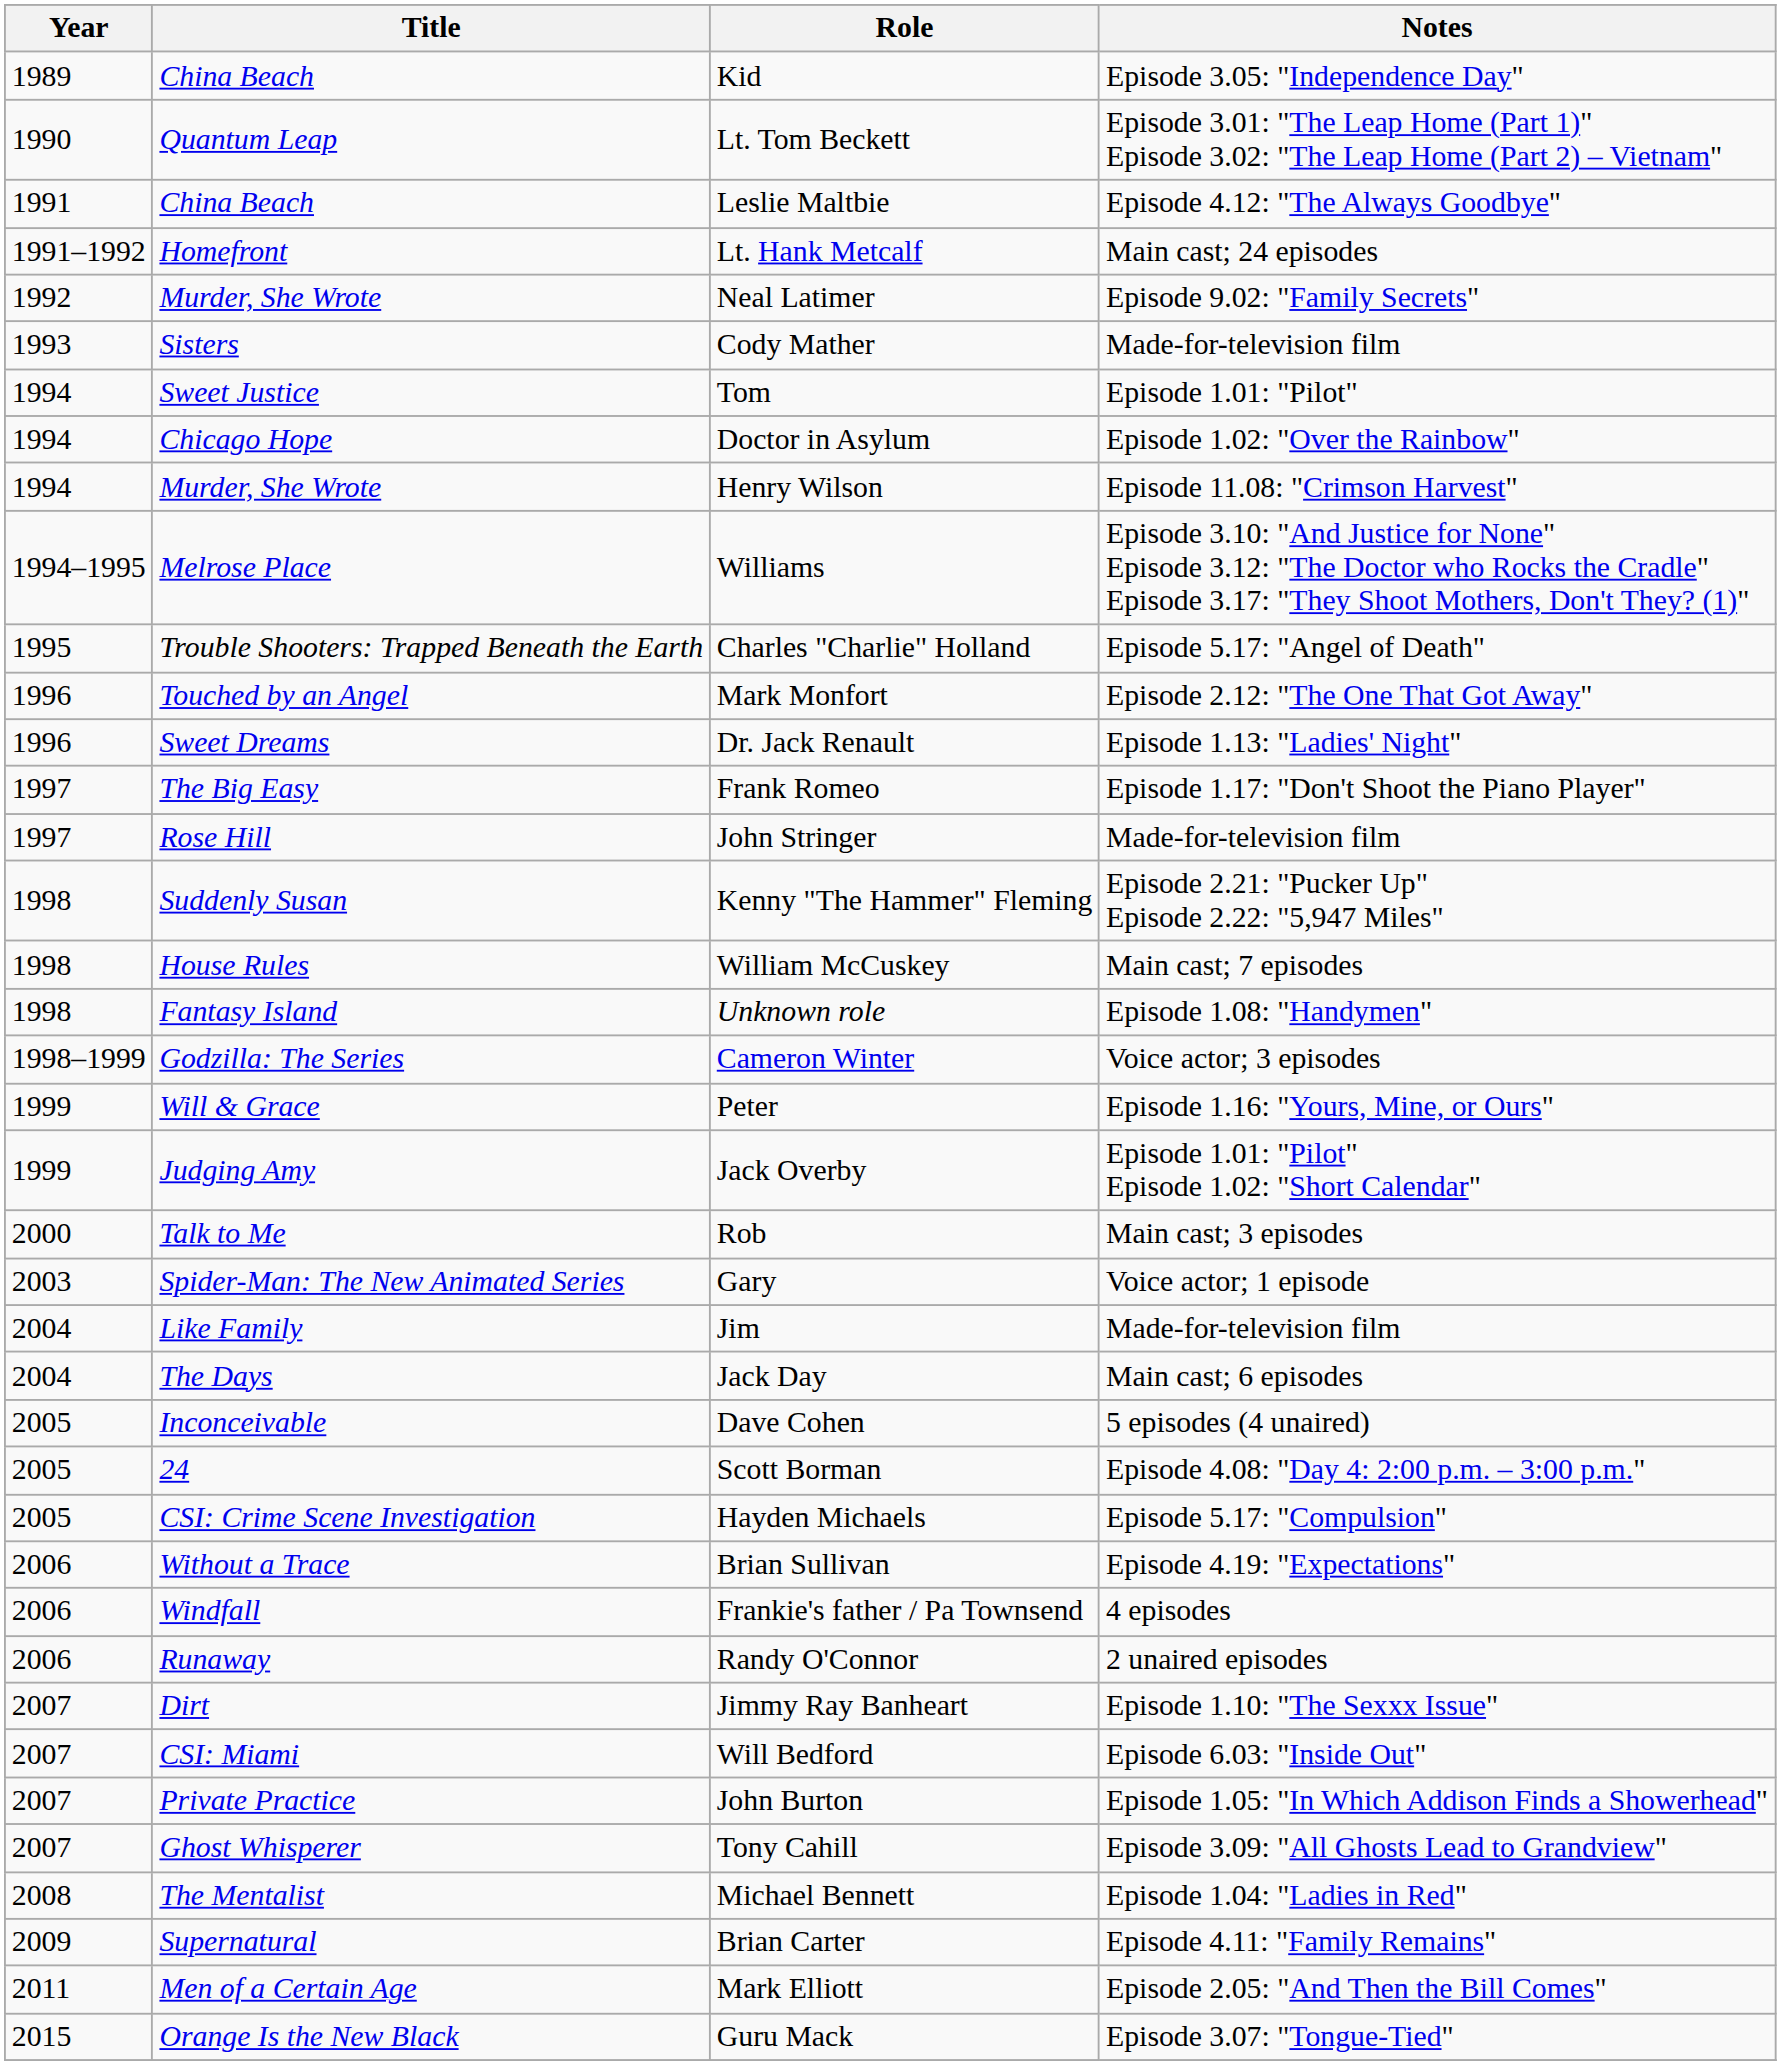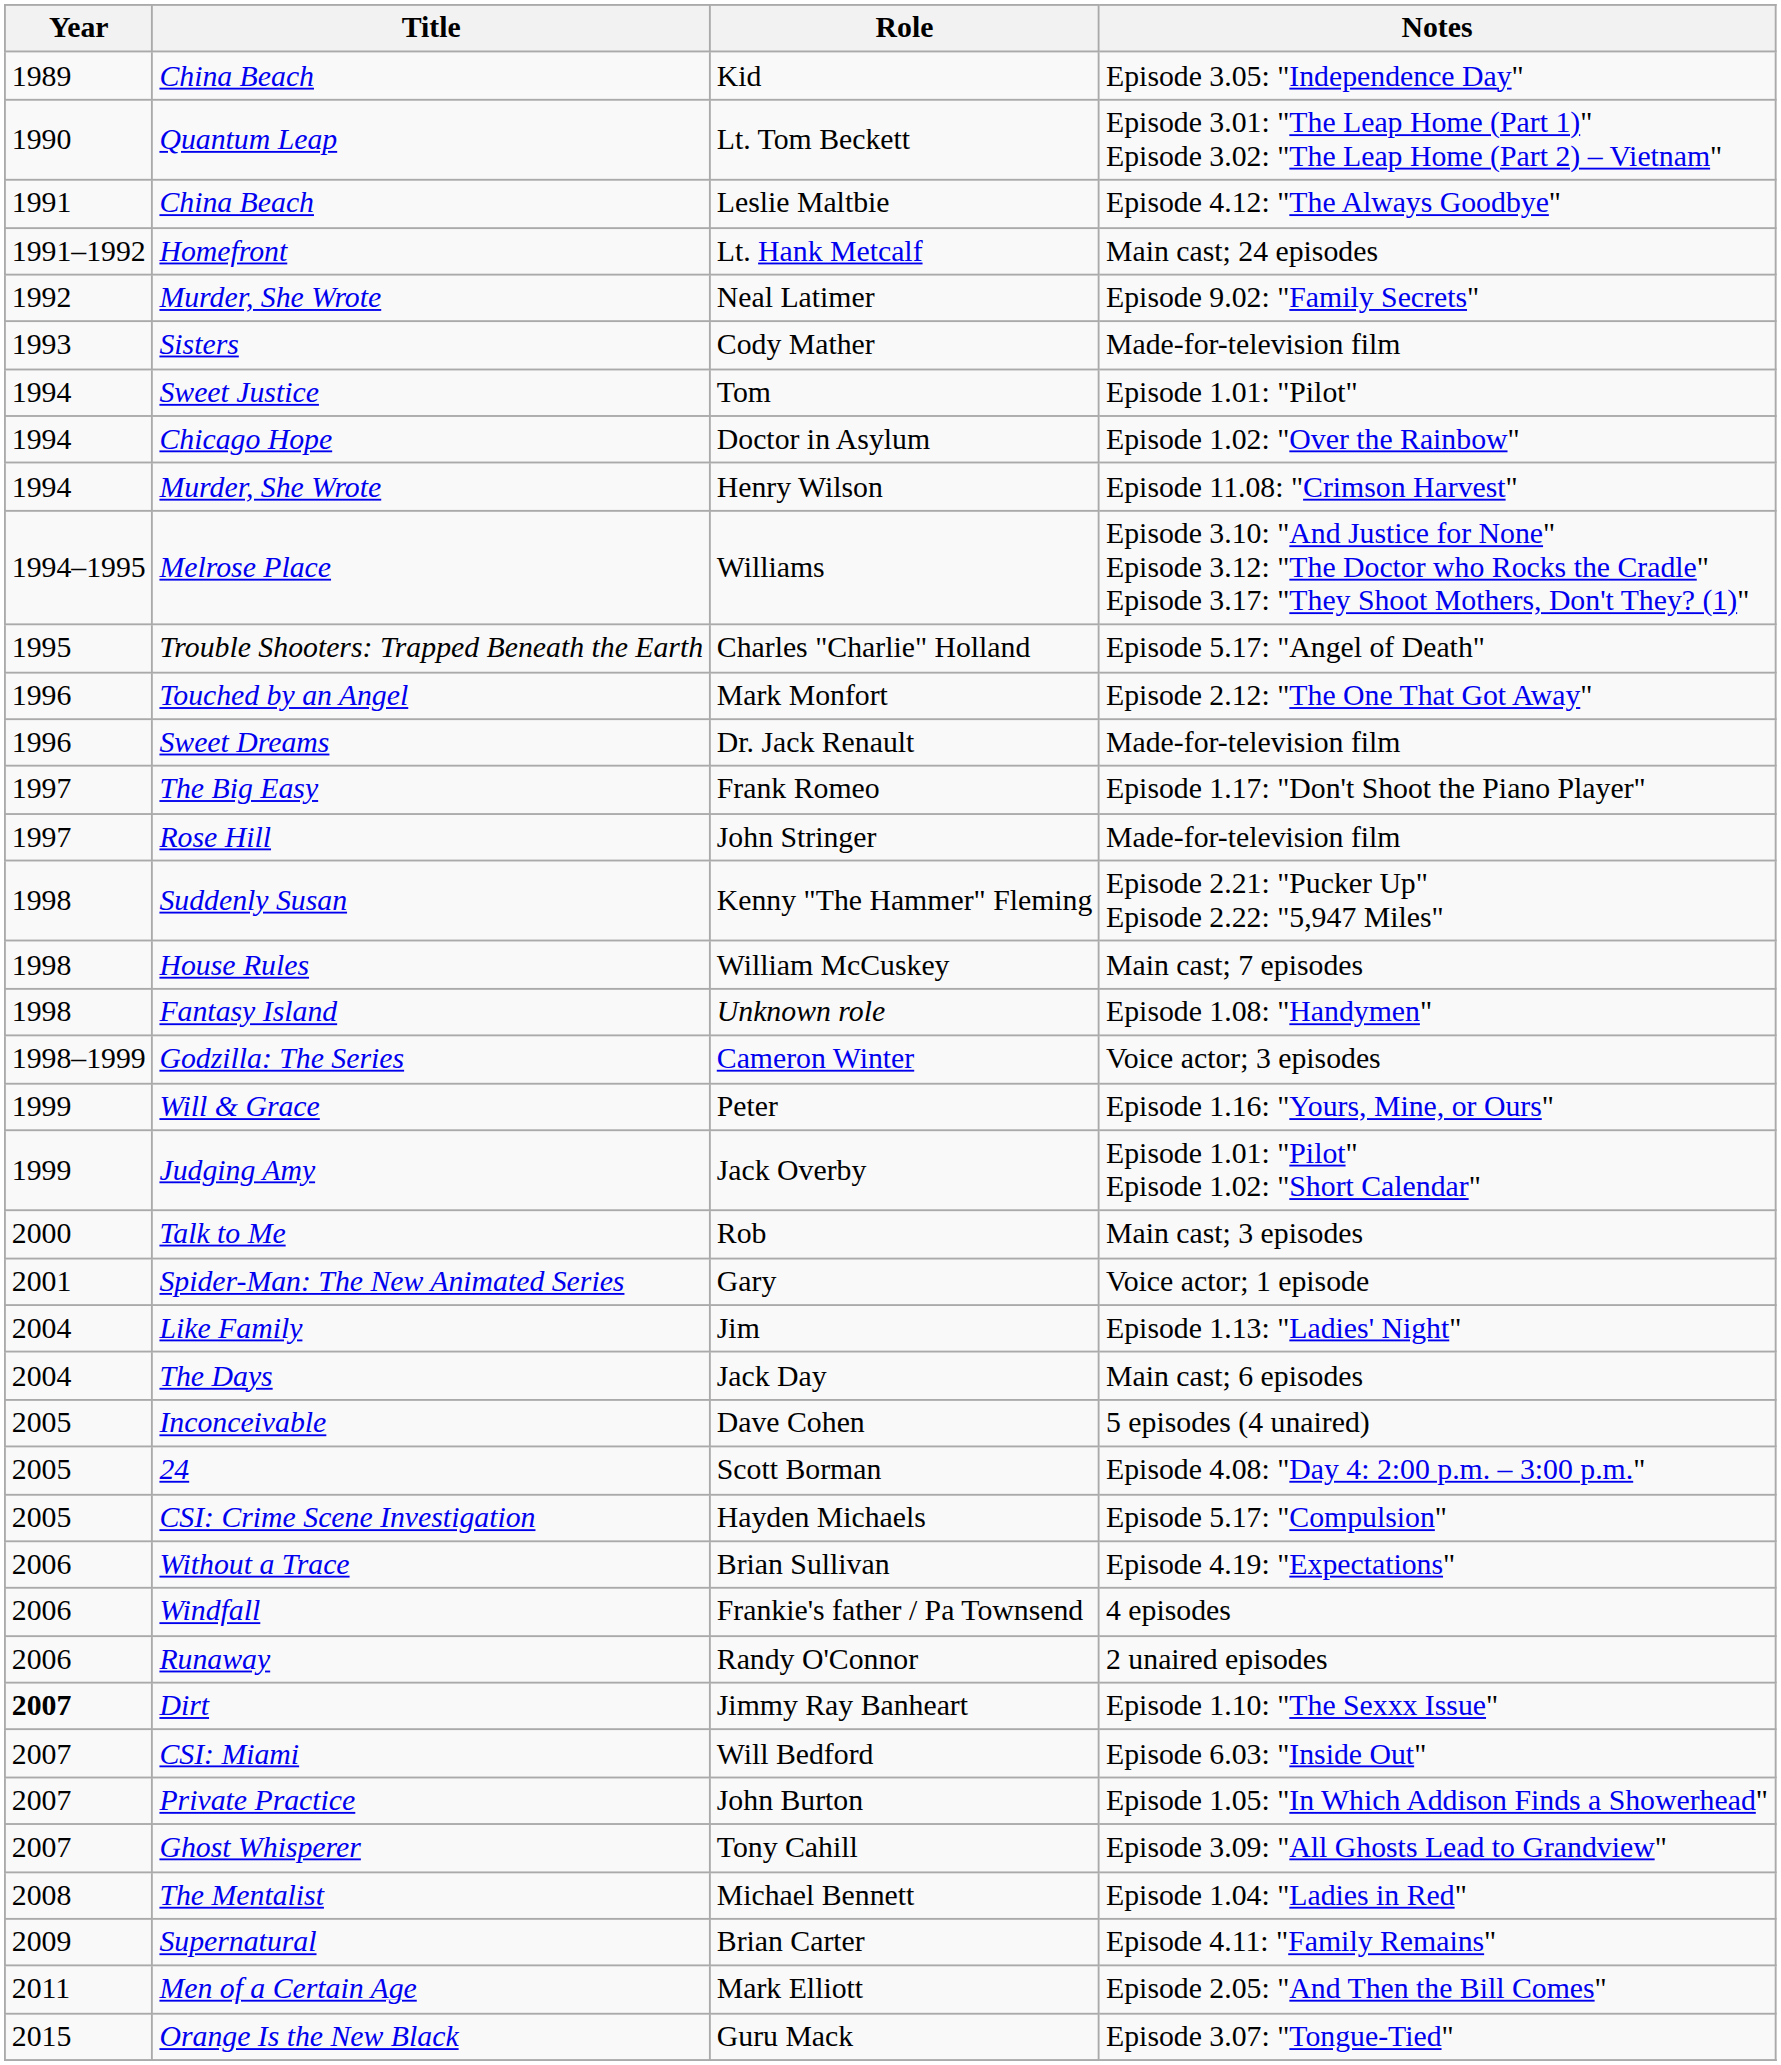(1284, 742) Episode 1.13: "Ladies' Night" -> (1253, 742) Made-for-television film
(42, 1281) 2003 -> (42, 1281) 2001
(1253, 1328) Made-for-television film -> (1284, 1328) Episode 1.13: "Ladies' Night"
(42, 1705) normal -> (42, 1705) bold
